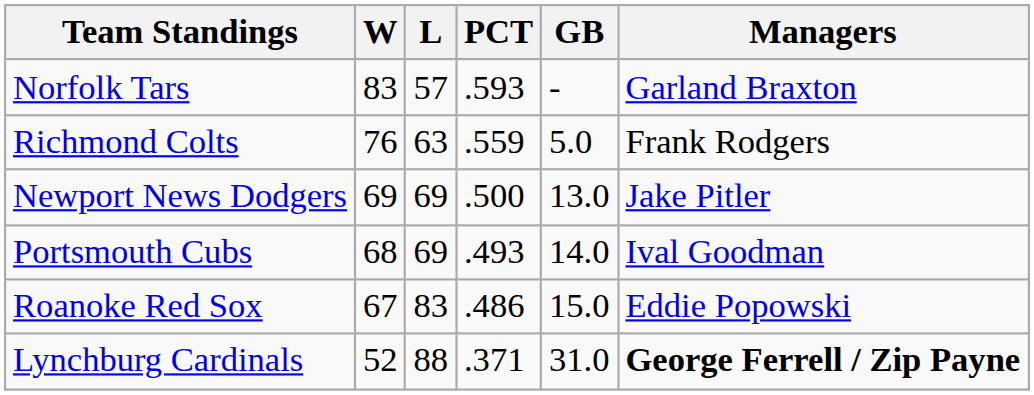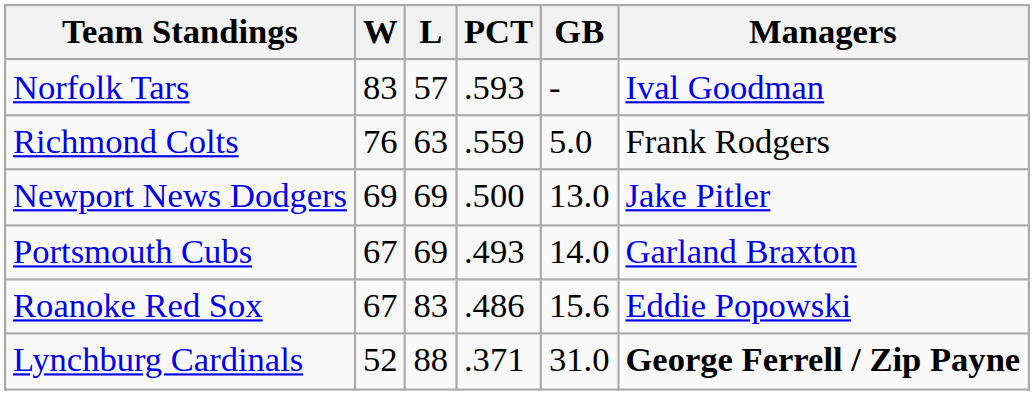(741, 86) Garland Braxton -> (725, 86) Ival Goodman
(380, 251) 68 -> (380, 251) 67
(725, 251) Ival Goodman -> (741, 251) Garland Braxton
(579, 305) 15.0 -> (579, 305) 15.6
